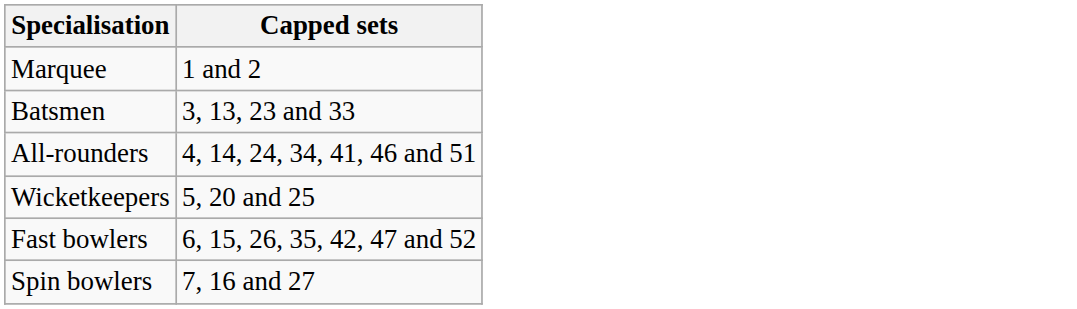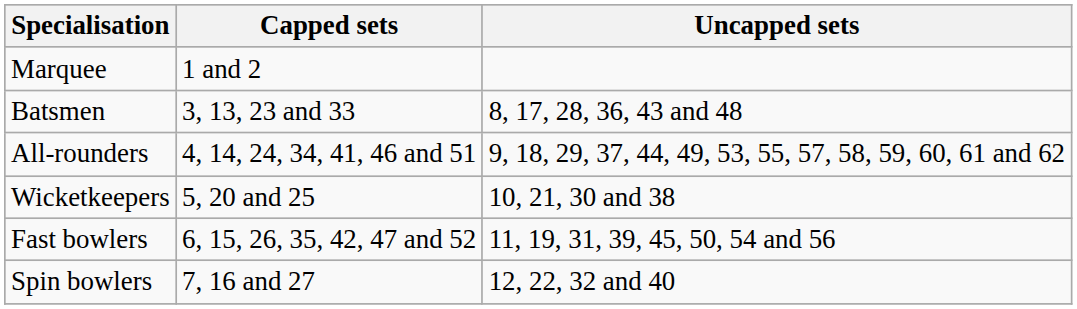+ column: (777, 25)
